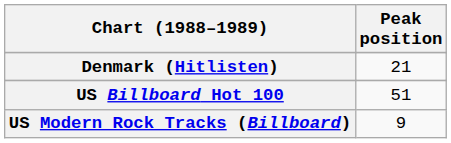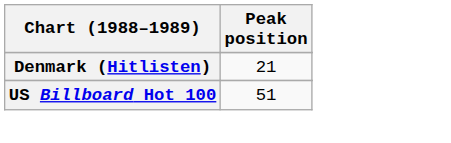- row: (180, 123)
